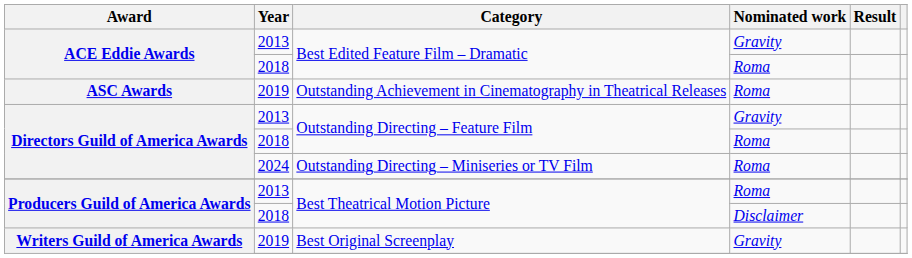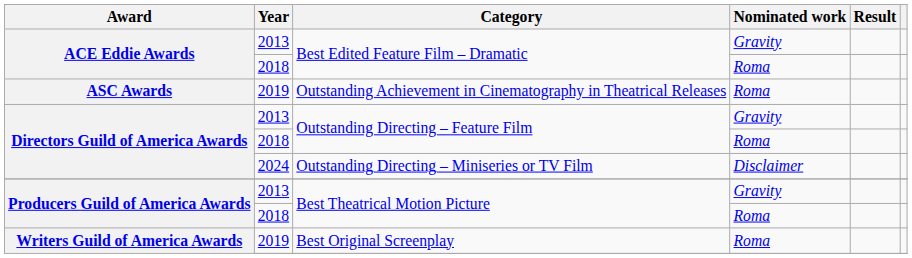(752, 166) Roma -> (768, 166) Disclaimer
(752, 191) Roma -> (757, 191) Gravity
(768, 215) Disclaimer -> (752, 215) Roma
(757, 240) Gravity -> (752, 240) Roma
